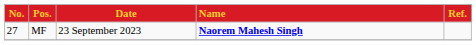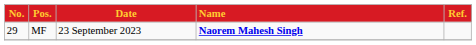(12, 31) 27 -> (12, 31) 29
